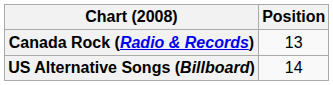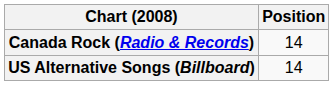(294, 42) 13 -> (294, 42) 14
